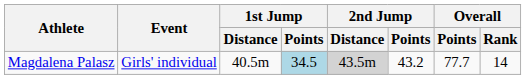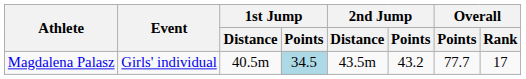(357, 62) lightgrey background -> (357, 62) no background
(500, 62) 14 -> (500, 62) 17
